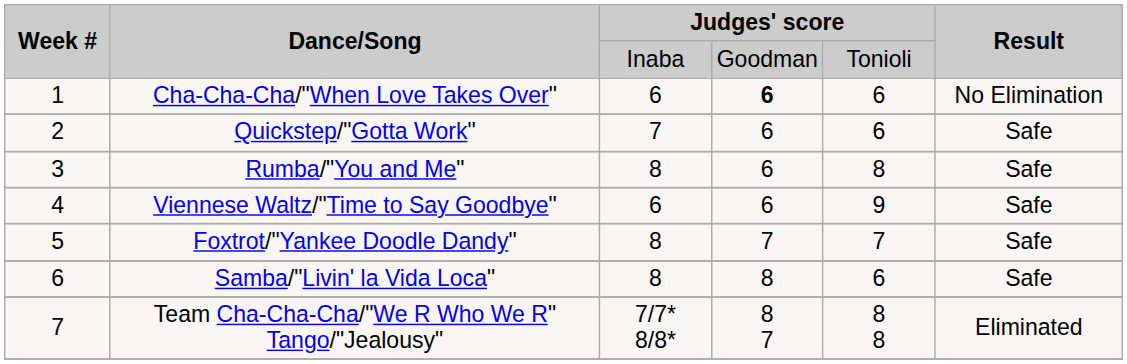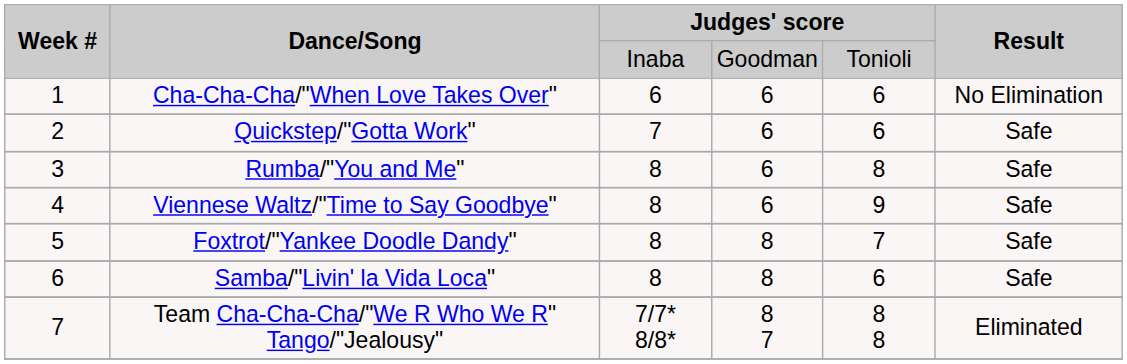(767, 95) bold -> (767, 95) normal
(655, 205) 6 -> (655, 205) 8
(767, 242) 7 -> (767, 242) 8
